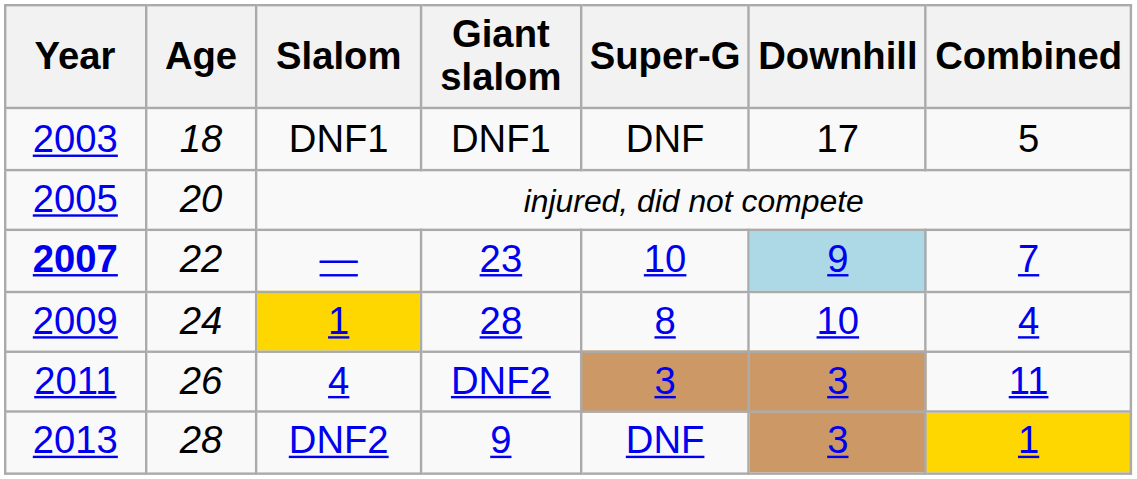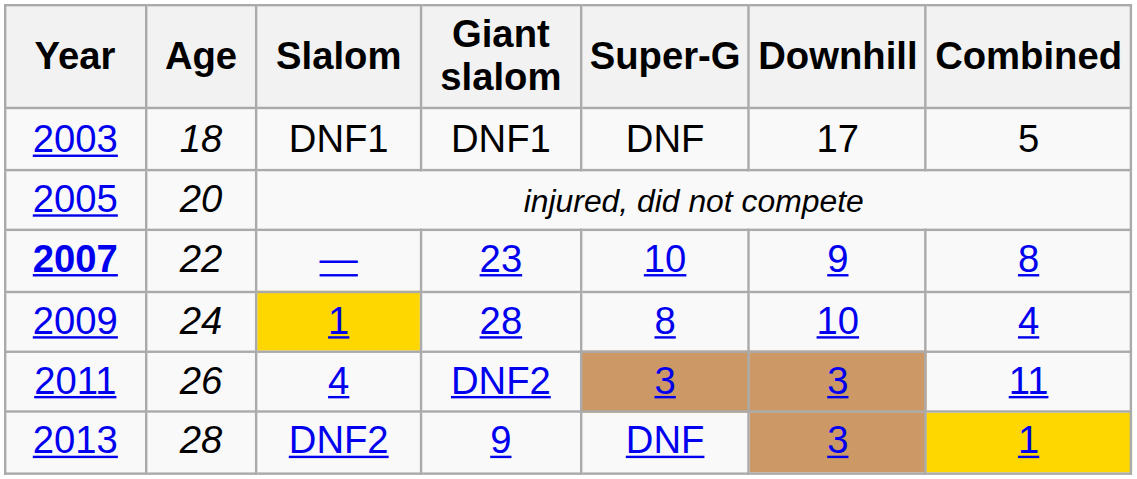(838, 259) lightblue background -> (838, 259) no background
(1029, 259) 7 -> (1029, 259) 8
